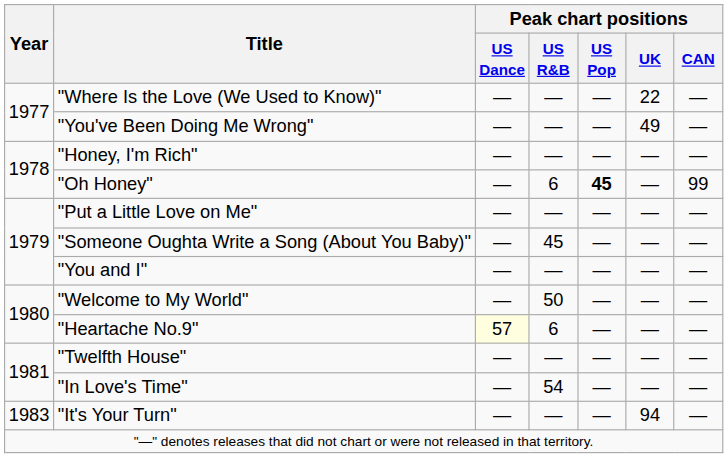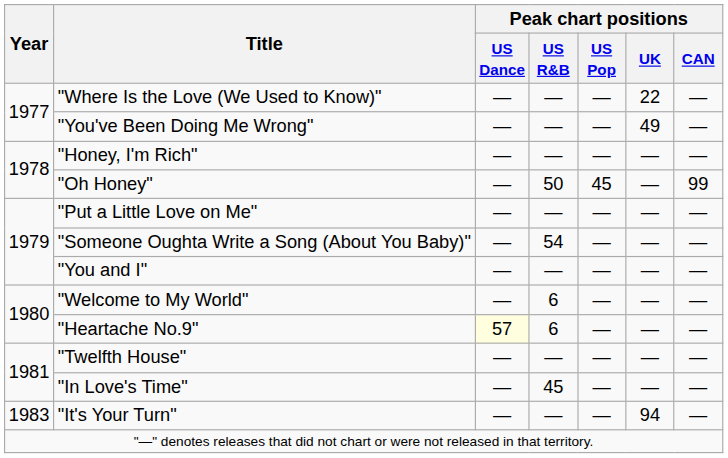(553, 184) 6 -> (553, 184) 50
(602, 184) bold -> (602, 184) normal
(553, 241) 45 -> (553, 241) 54
(553, 299) 50 -> (553, 299) 6
(553, 386) 54 -> (553, 386) 45
